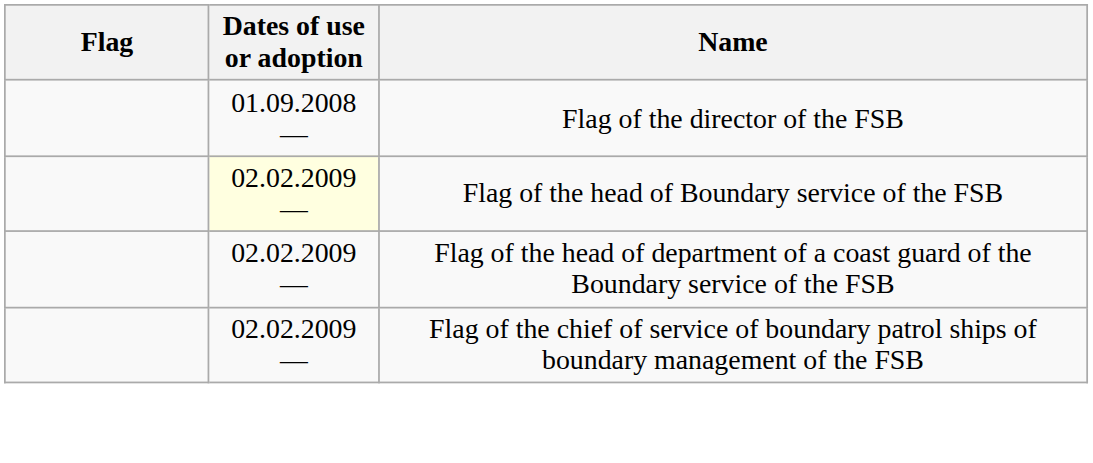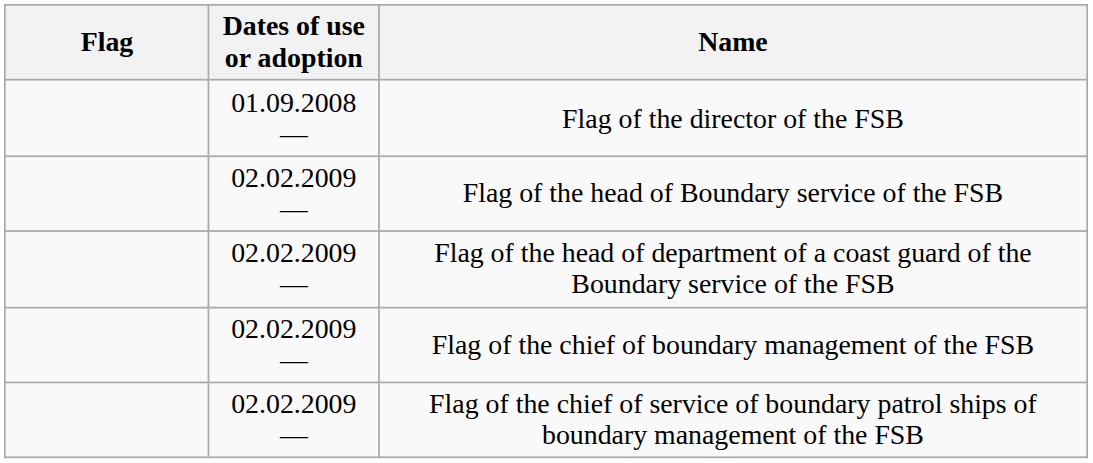(294, 193) lightyellow background -> (294, 193) no background
+ row: (733, 344)
